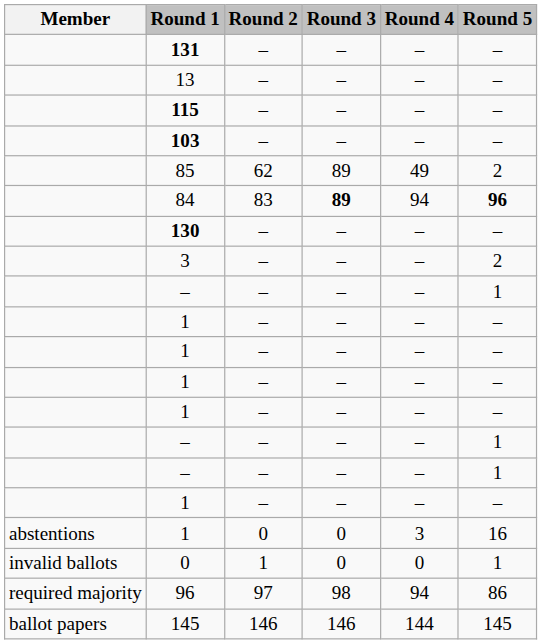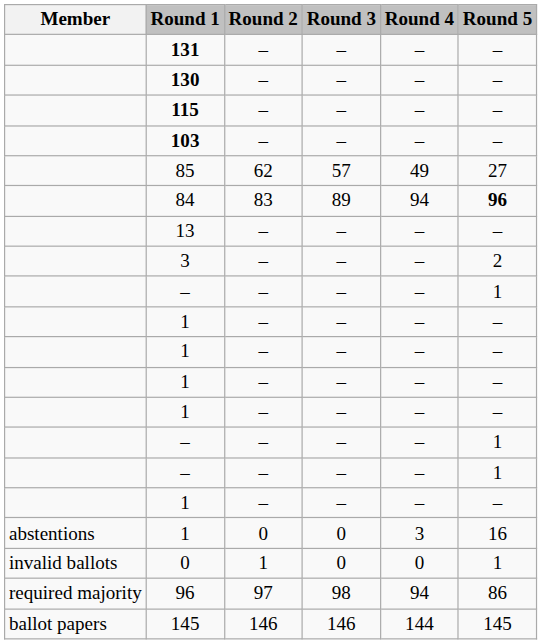rows swapped: (185, 230) <-> (185, 79)
(341, 170) 89 -> (341, 170) 57
(497, 170) 2 -> (497, 170) 27
(341, 200) bold -> (341, 200) normal
